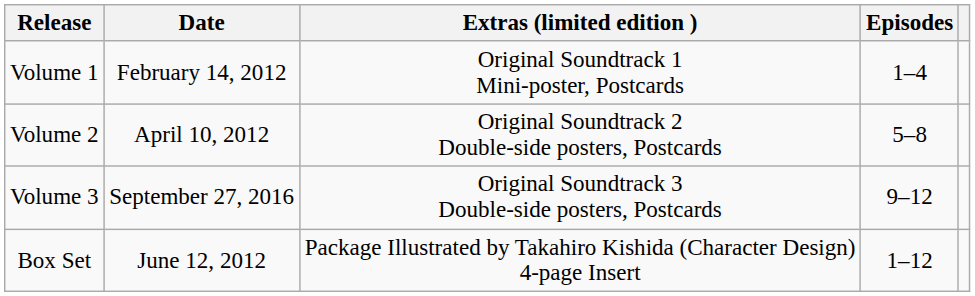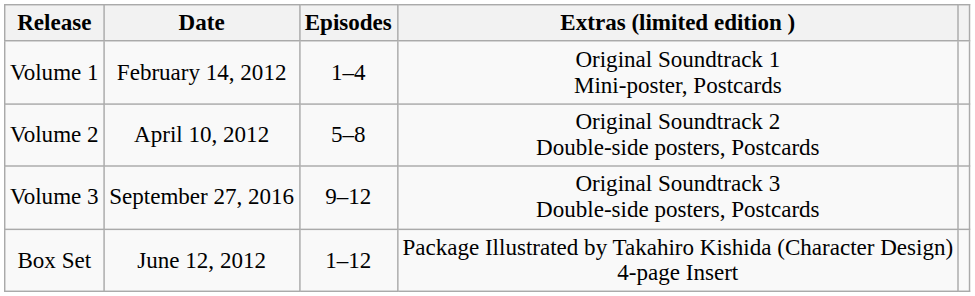columns swapped: (910, 22) <-> (580, 22)
